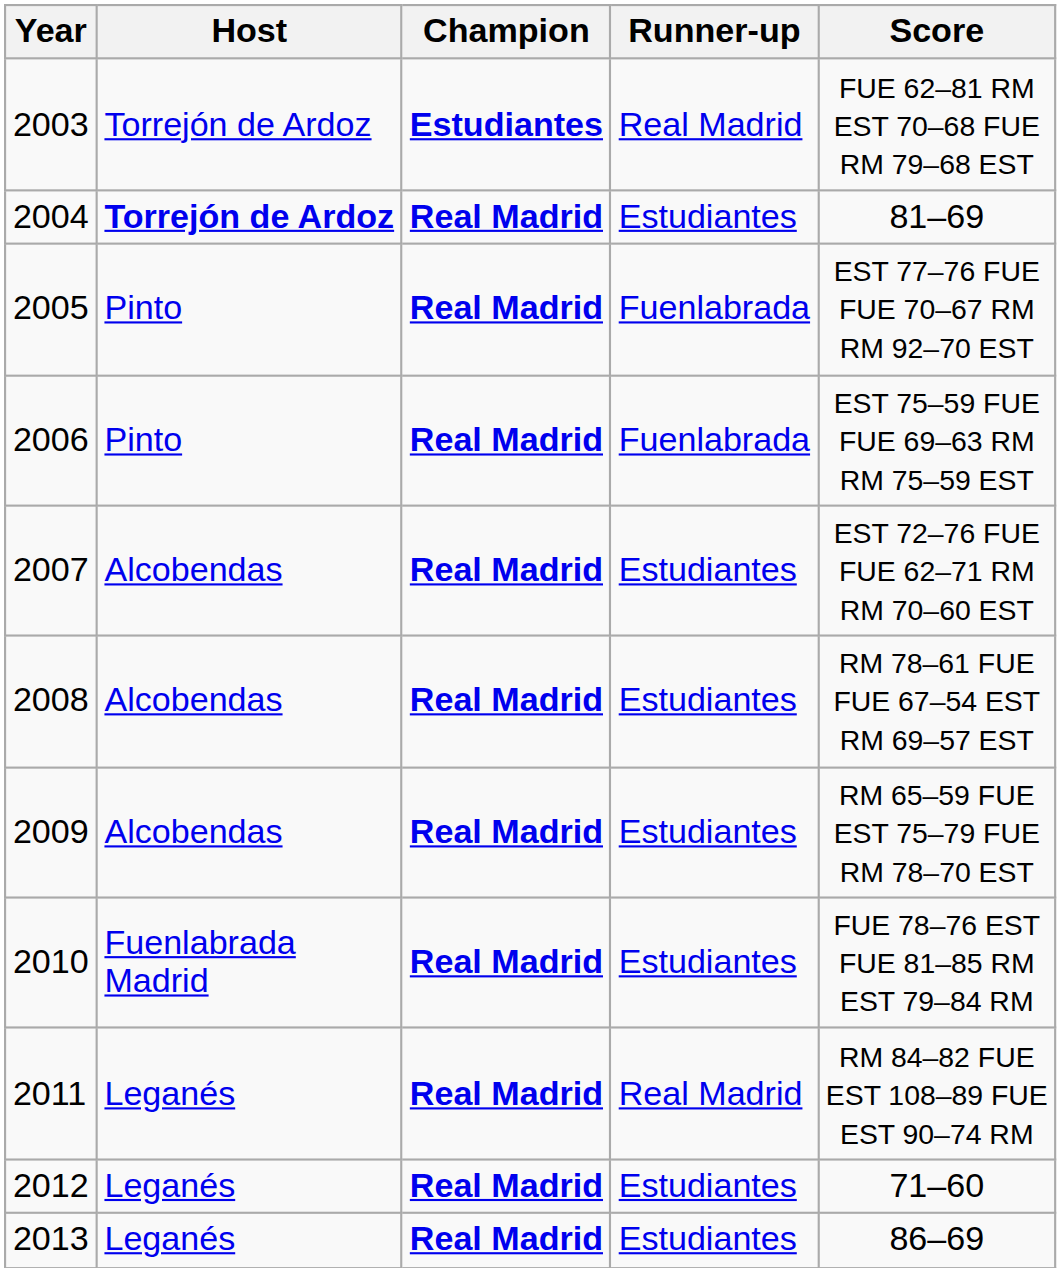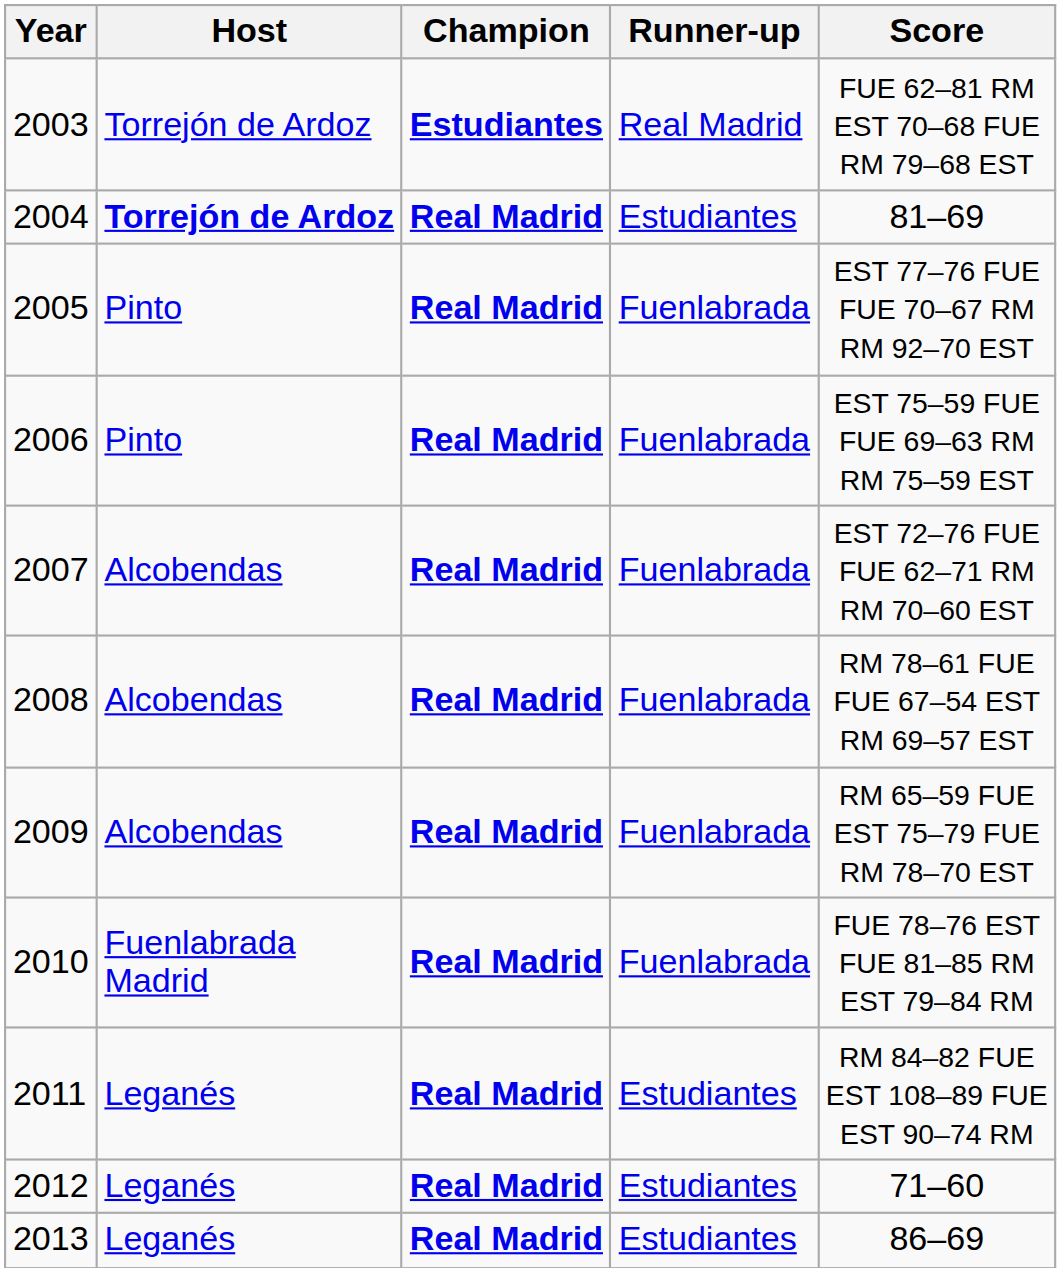(708, 570) Estudiantes -> (714, 570) Fuenlabrada
(708, 700) Estudiantes -> (714, 700) Fuenlabrada
(708, 831) Estudiantes -> (714, 831) Fuenlabrada
(708, 962) Estudiantes -> (714, 962) Fuenlabrada
(711, 1093) Real Madrid -> (708, 1093) Estudiantes
